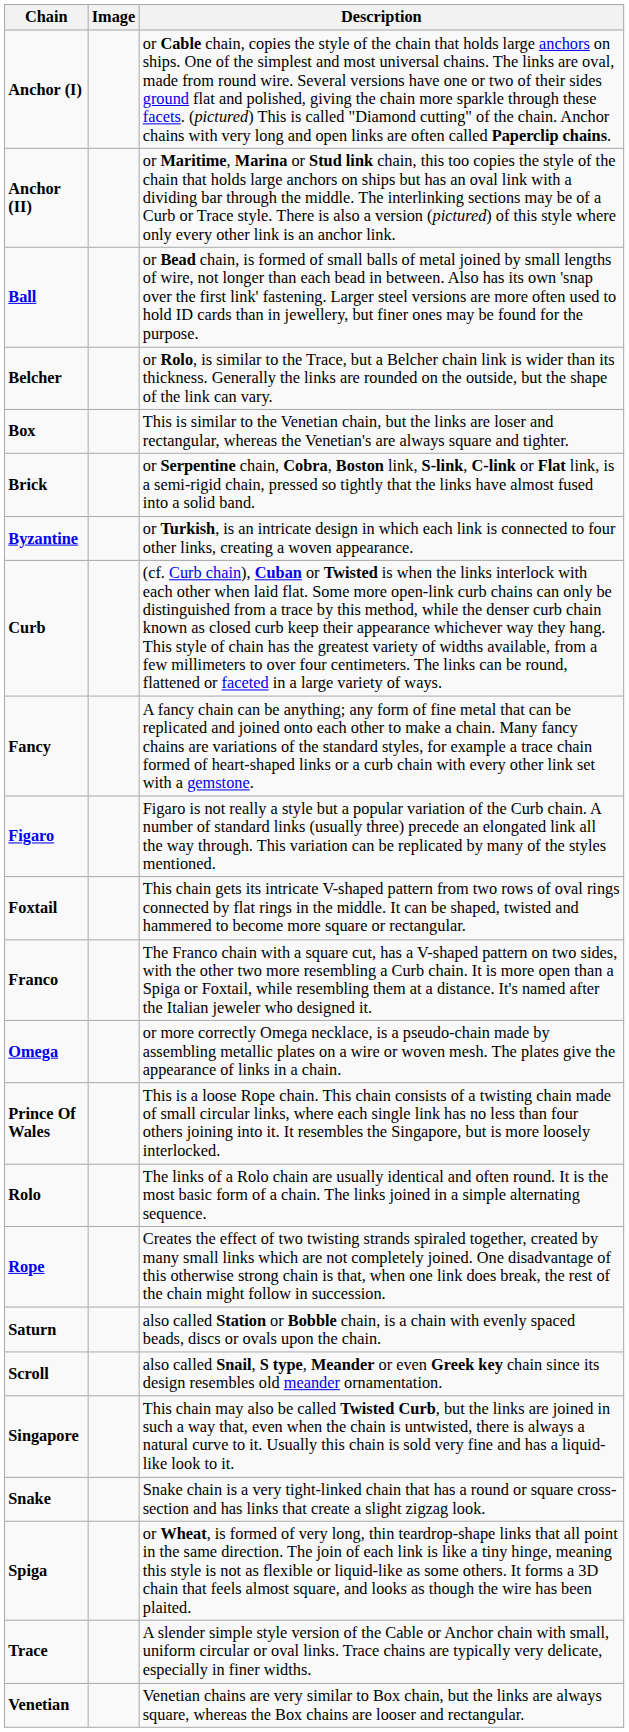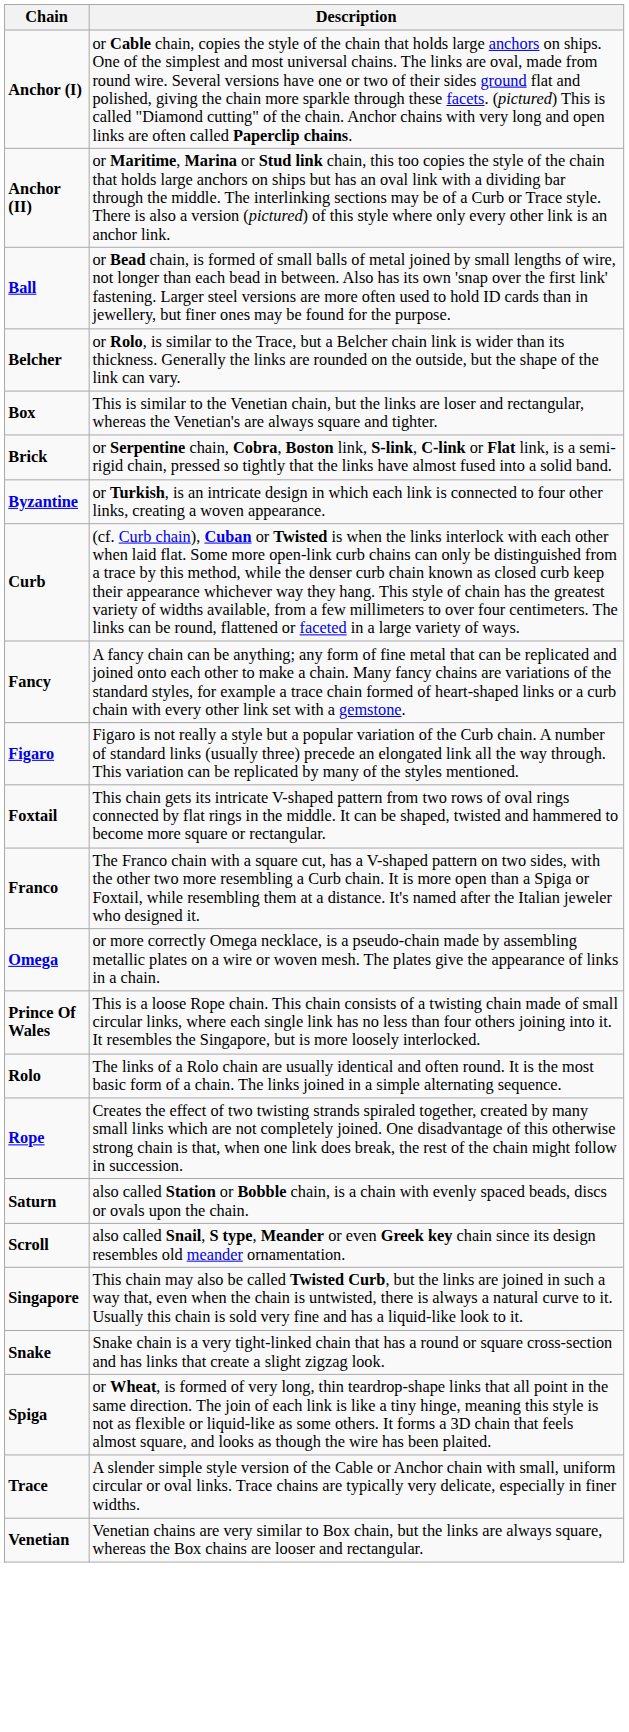- column: (113, 17)
